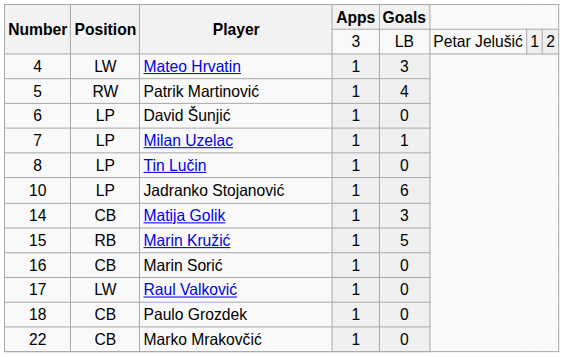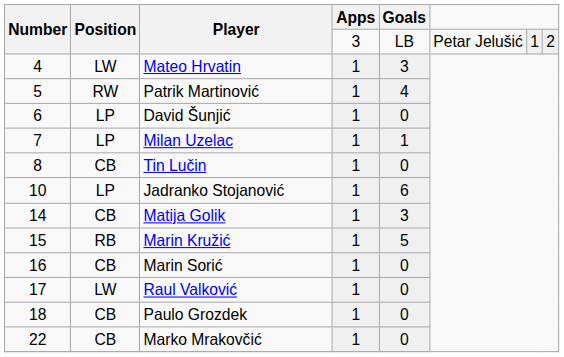(105, 166) LP -> (105, 166) CB
